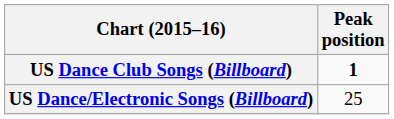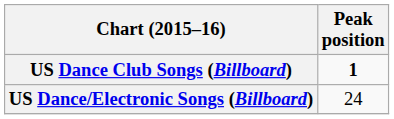(353, 98) 25 -> (353, 98) 24
